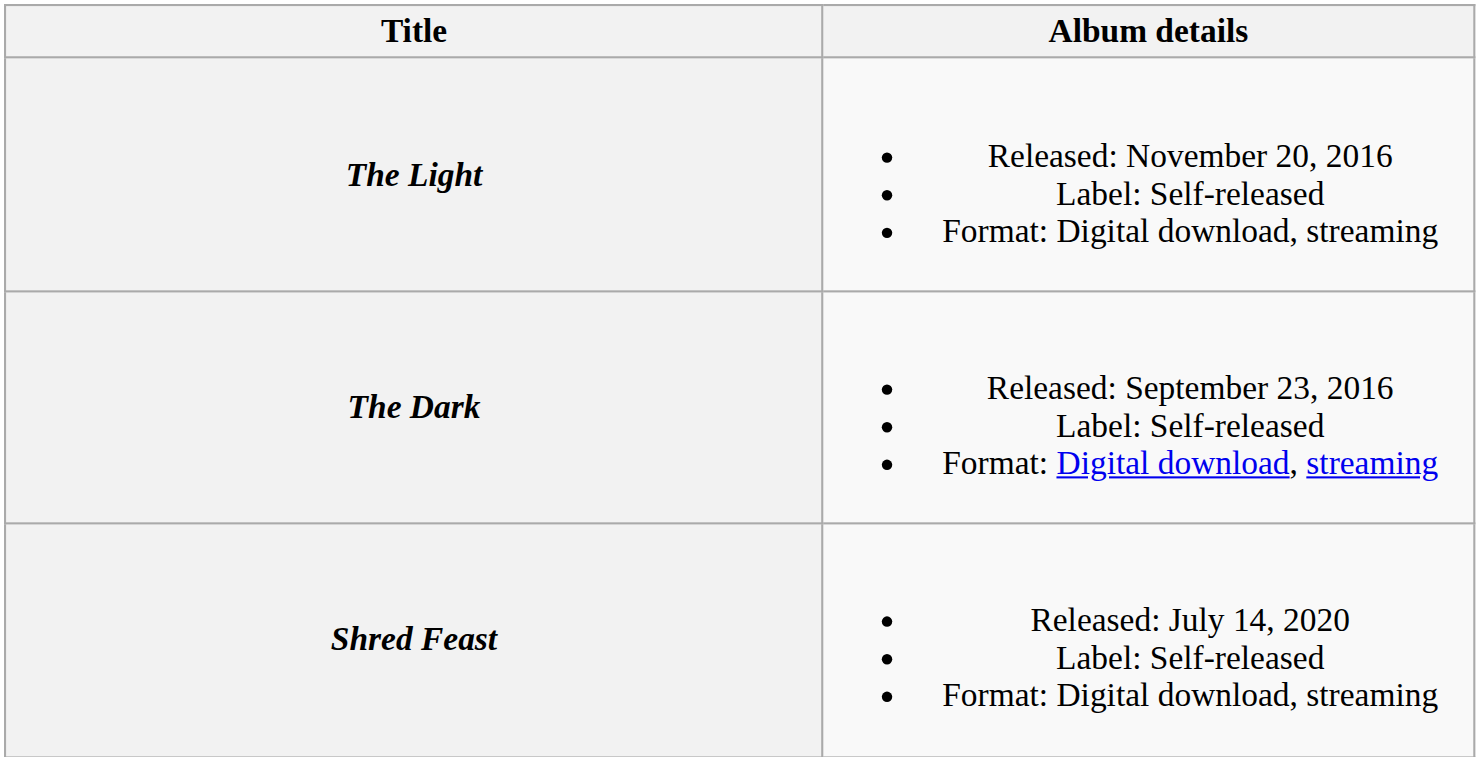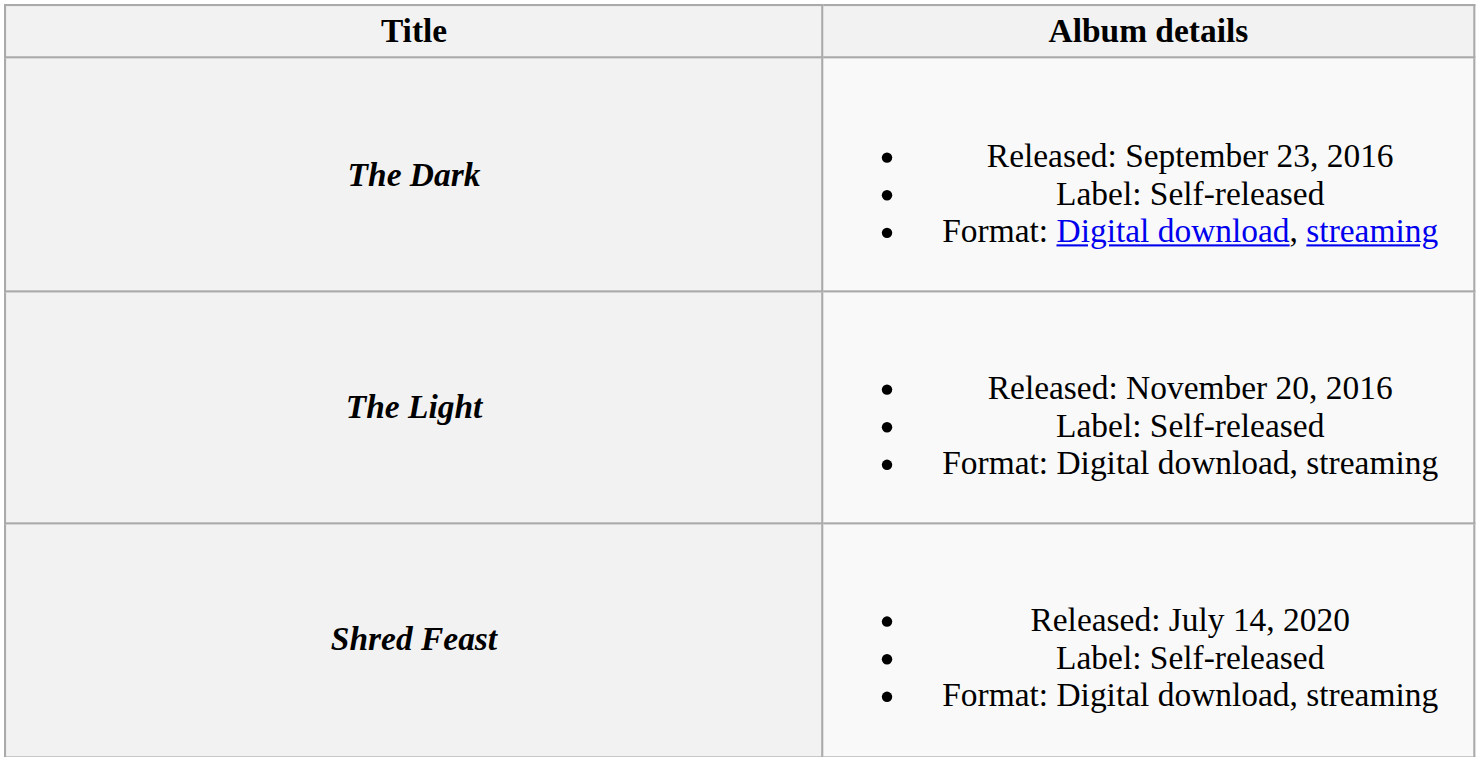rows swapped: (414, 406) <-> (414, 173)
